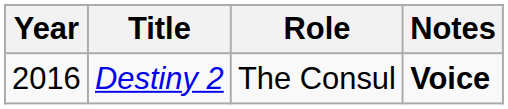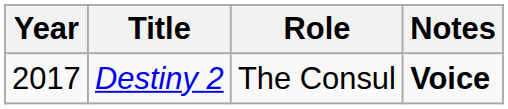(46, 77) 2016 -> (46, 77) 2017
